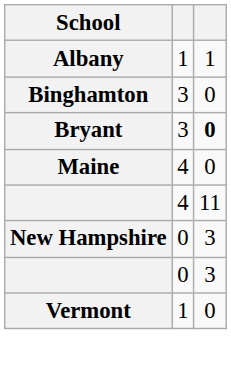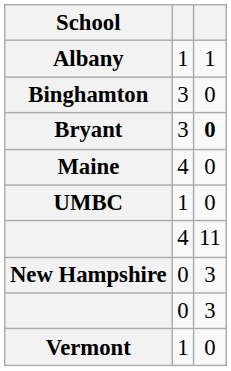+ row: (88, 202)
